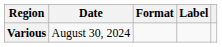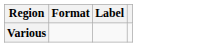- column: (91, 13)
